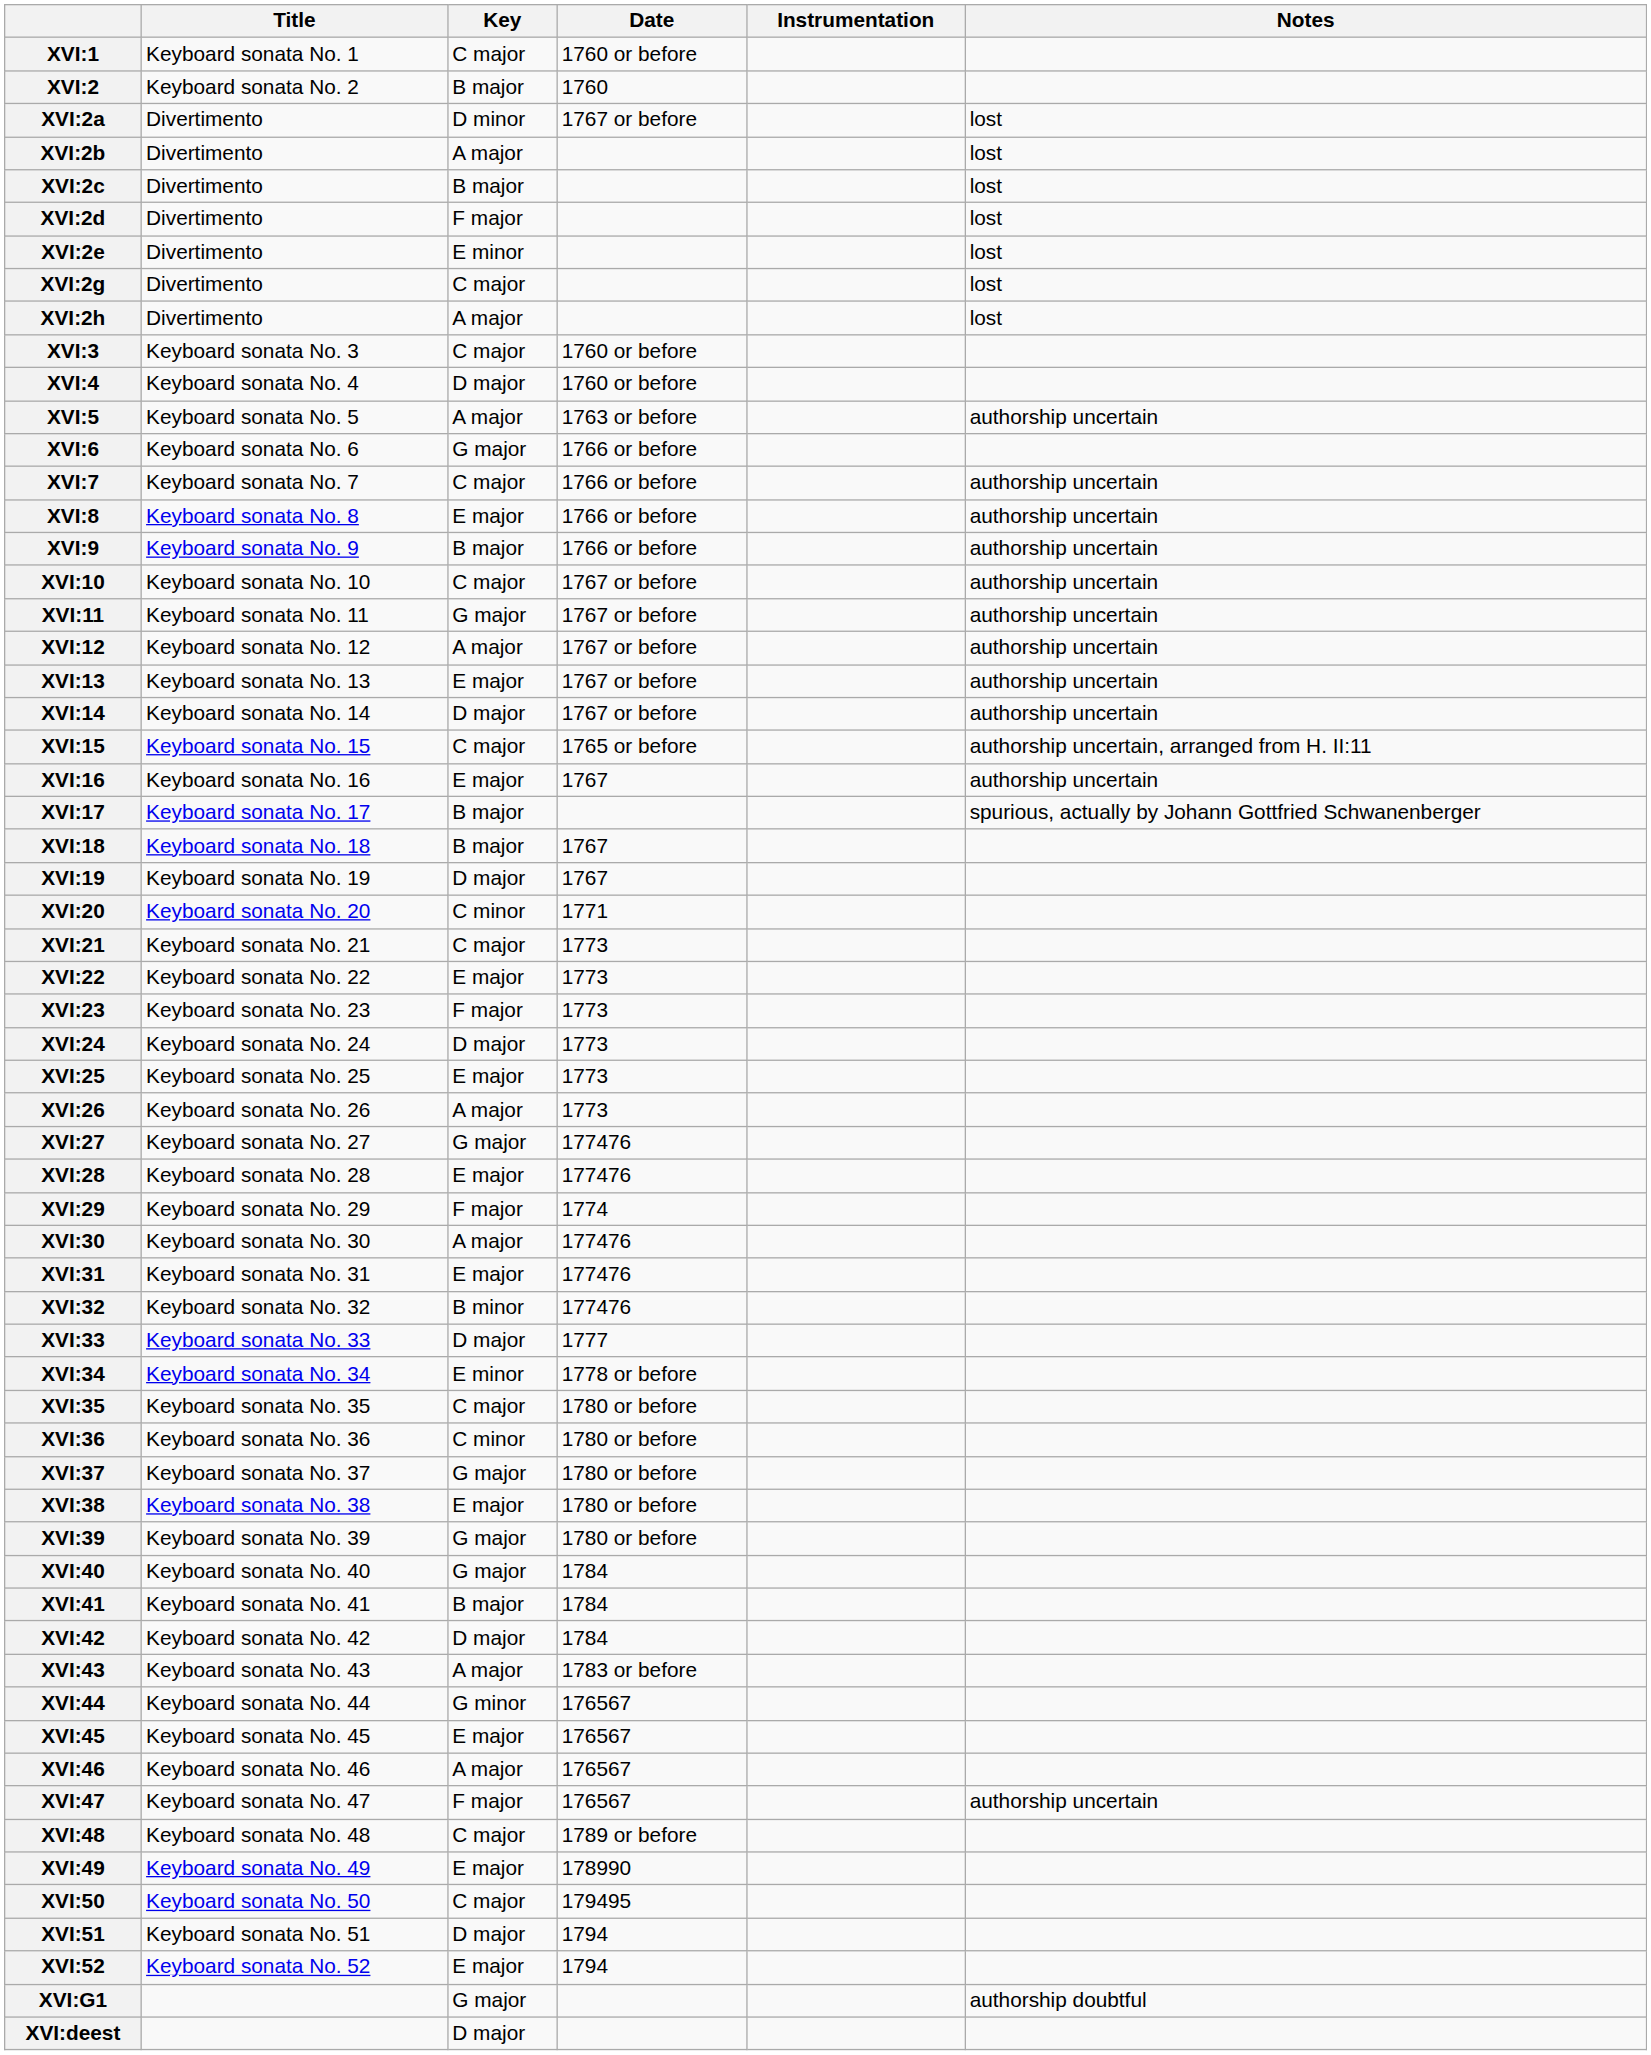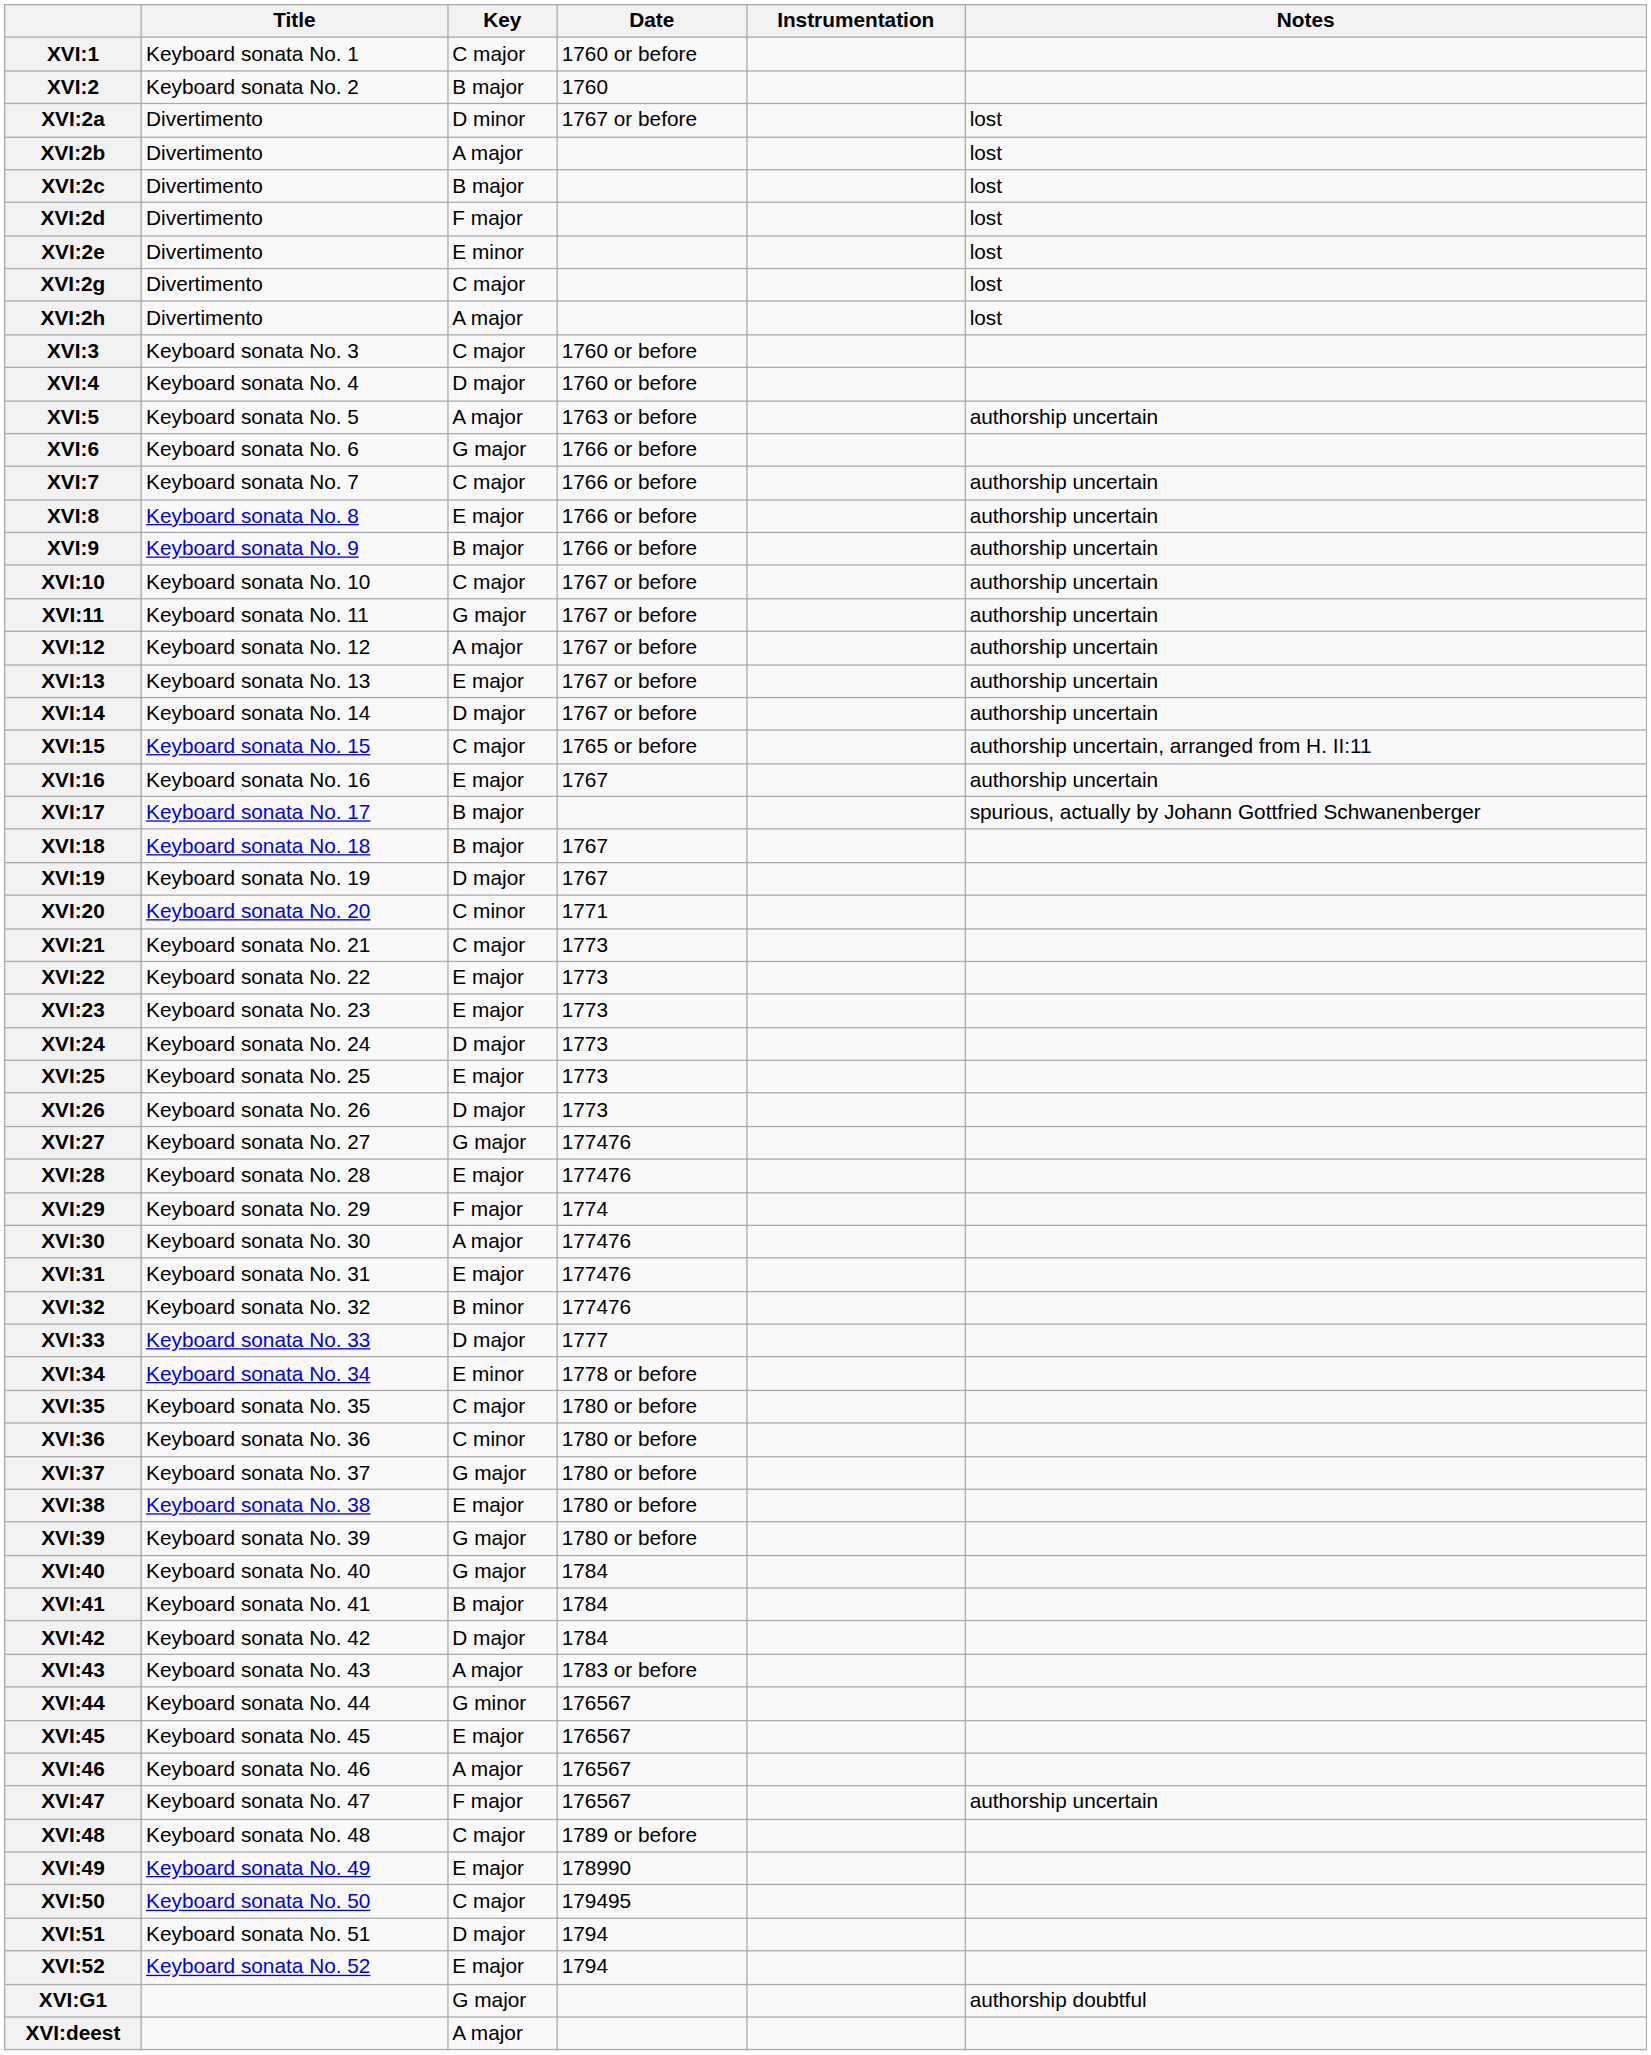(488, 1010) F major -> (488, 1010) E major
(488, 1109) A major -> (489, 1109) D major
(489, 2033) D major -> (488, 2033) A major
